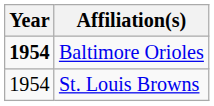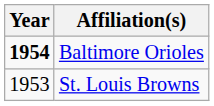(29, 84) 1954 -> (29, 84) 1953
